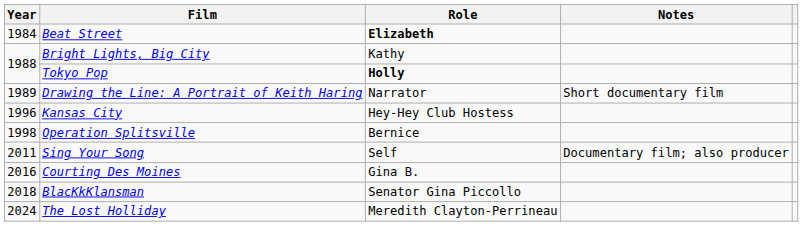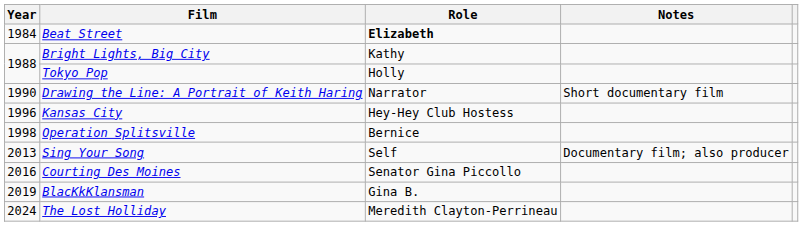(386, 73) bold -> (386, 73) normal
(22, 93) 1989 -> (22, 93) 1990
(22, 152) 2011 -> (22, 152) 2013
(394, 172) Gina B. -> (445, 172) Senator Gina Piccollo
(22, 192) 2018 -> (22, 192) 2019
(445, 192) Senator Gina Piccollo -> (394, 192) Gina B.
